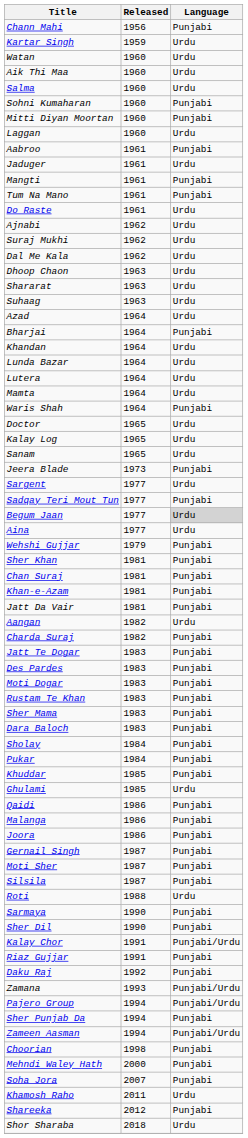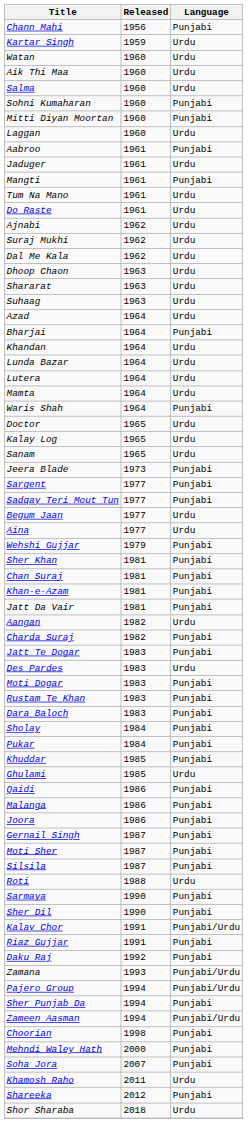(192, 195) Punjabi -> (184, 195) Urdu
(184, 485) Urdu -> (192, 485) Punjabi
(184, 515) lightgrey background -> (184, 515) no background
(192, 668) Punjabi -> (184, 668) Urdu
- row: (32, 714)
